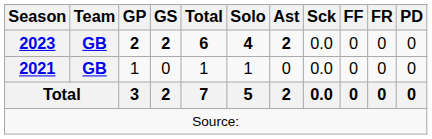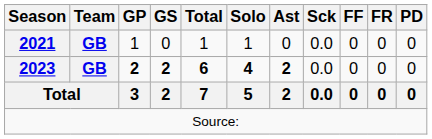rows swapped: (37, 69) <-> (37, 43)
